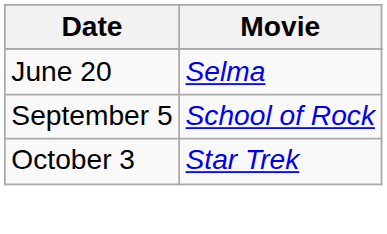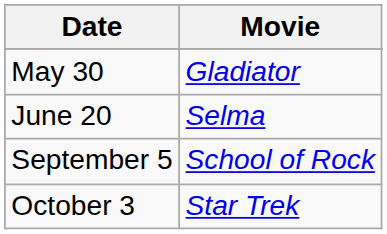+ row: (58, 71)
